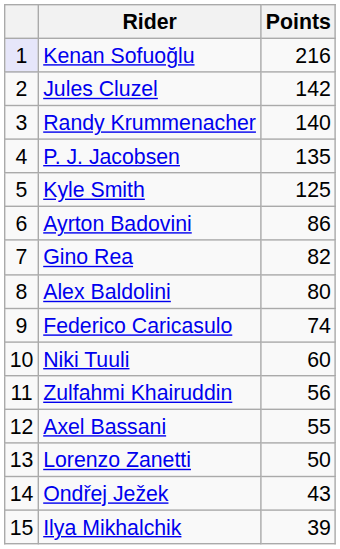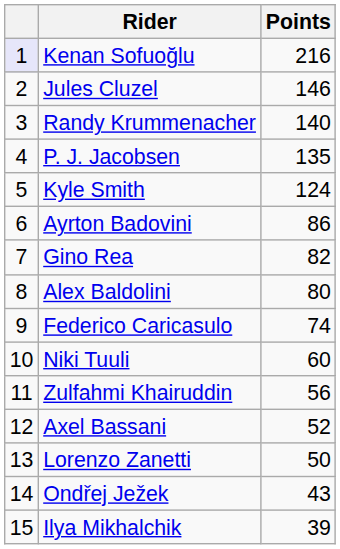(313, 89) 142 -> (313, 89) 146
(313, 190) 125 -> (313, 190) 124
(319, 426) 55 -> (319, 426) 52
